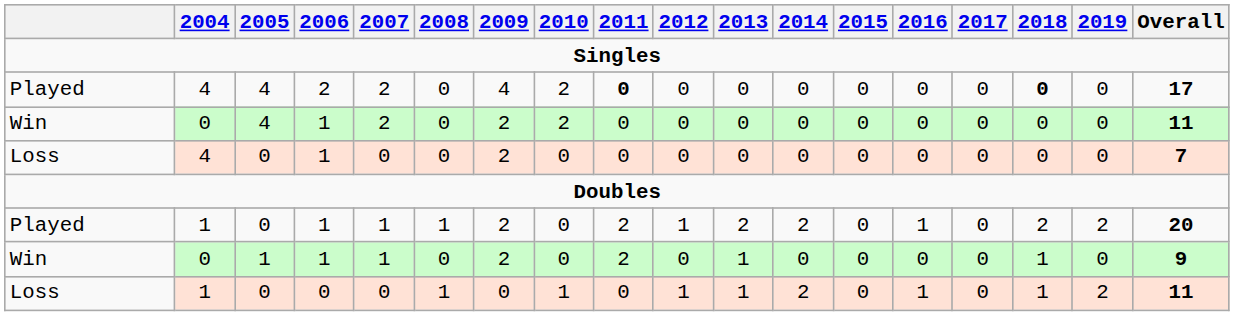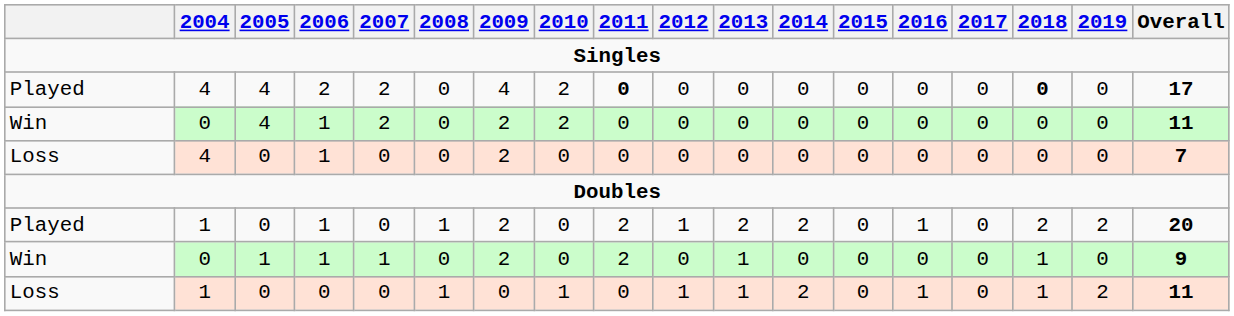(384, 225) 1 -> (384, 225) 0
